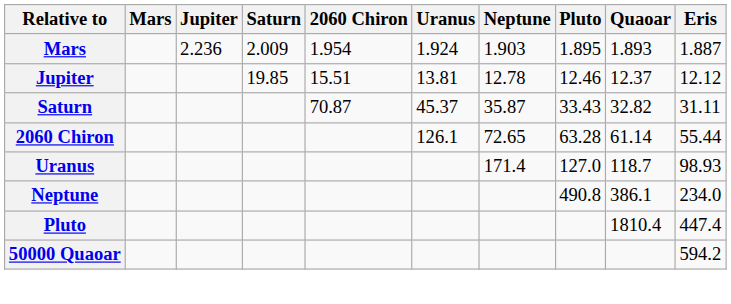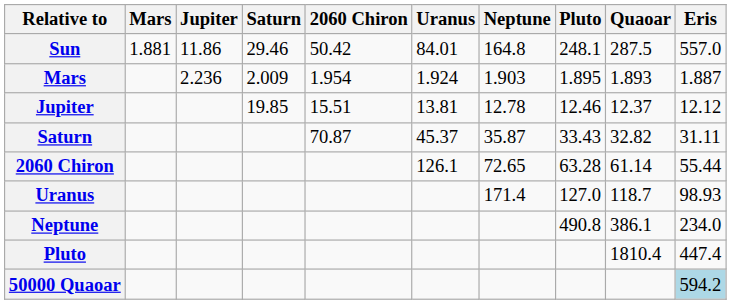+ row: (65, 48)
(700, 254) no background -> (700, 284) lightblue background
